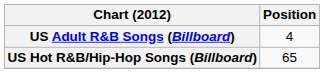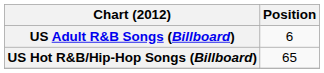(290, 36) 4 -> (290, 36) 6
